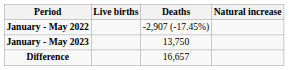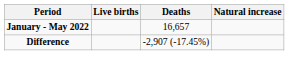(176, 27) -2,907 (-17.45%) -> (176, 27) 16,657
- row: (48, 42)
(176, 57) 16,657 -> (176, 42) -2,907 (-17.45%)
